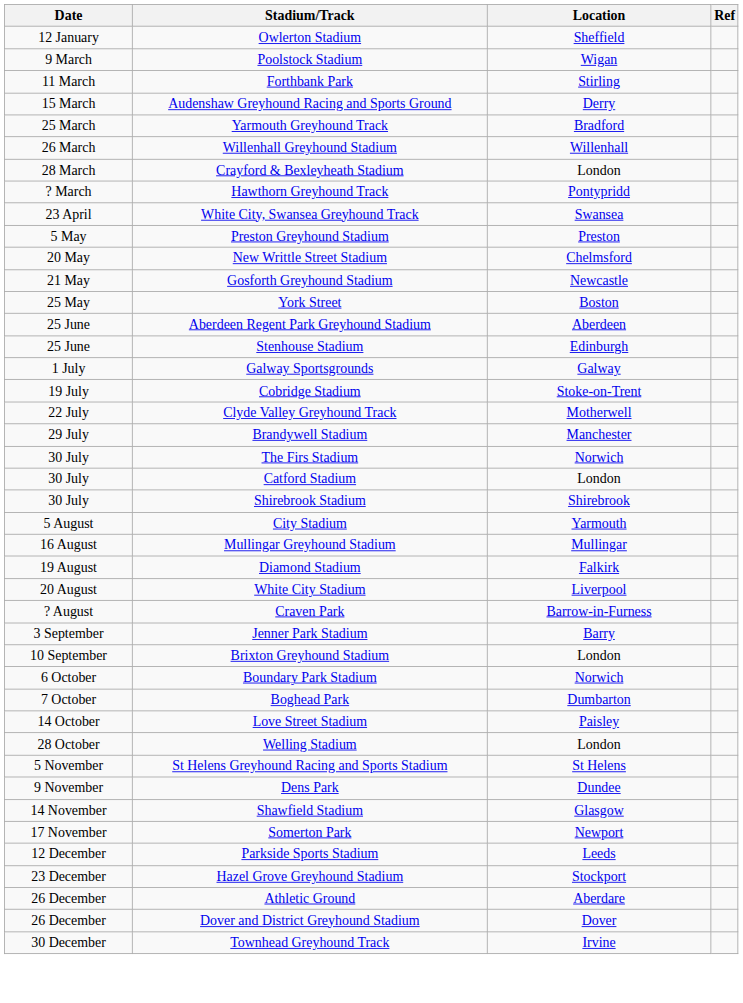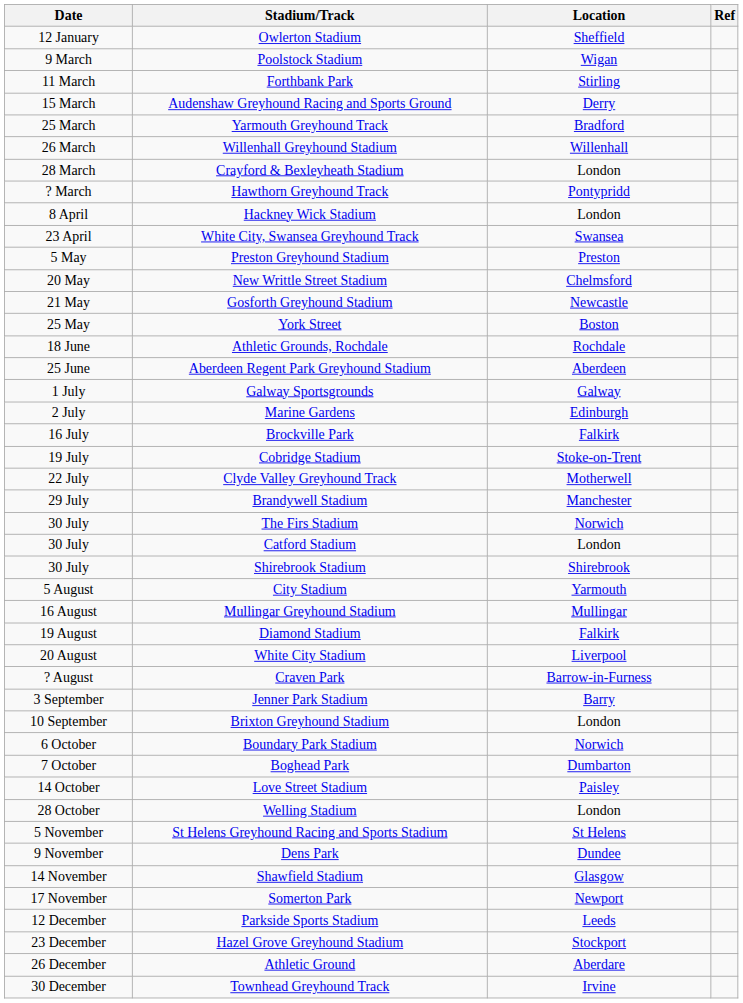+ row: (310, 214)
+ row: (310, 346)
- row: (310, 346)
+ row: (310, 412)
+ row: (310, 434)
- row: (310, 920)
